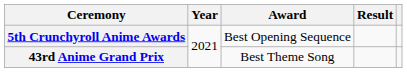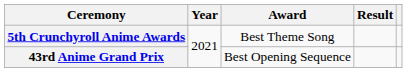(287, 36) Best Opening Sequence -> (287, 36) Best Theme Song
(287, 57) Best Theme Song -> (287, 57) Best Opening Sequence
